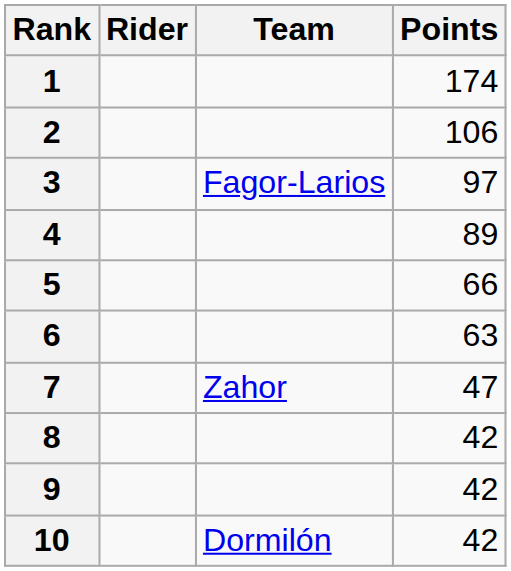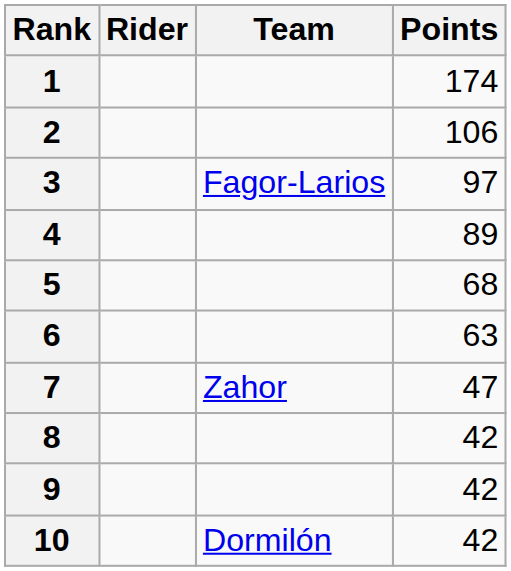(480, 285) 66 -> (480, 285) 68
